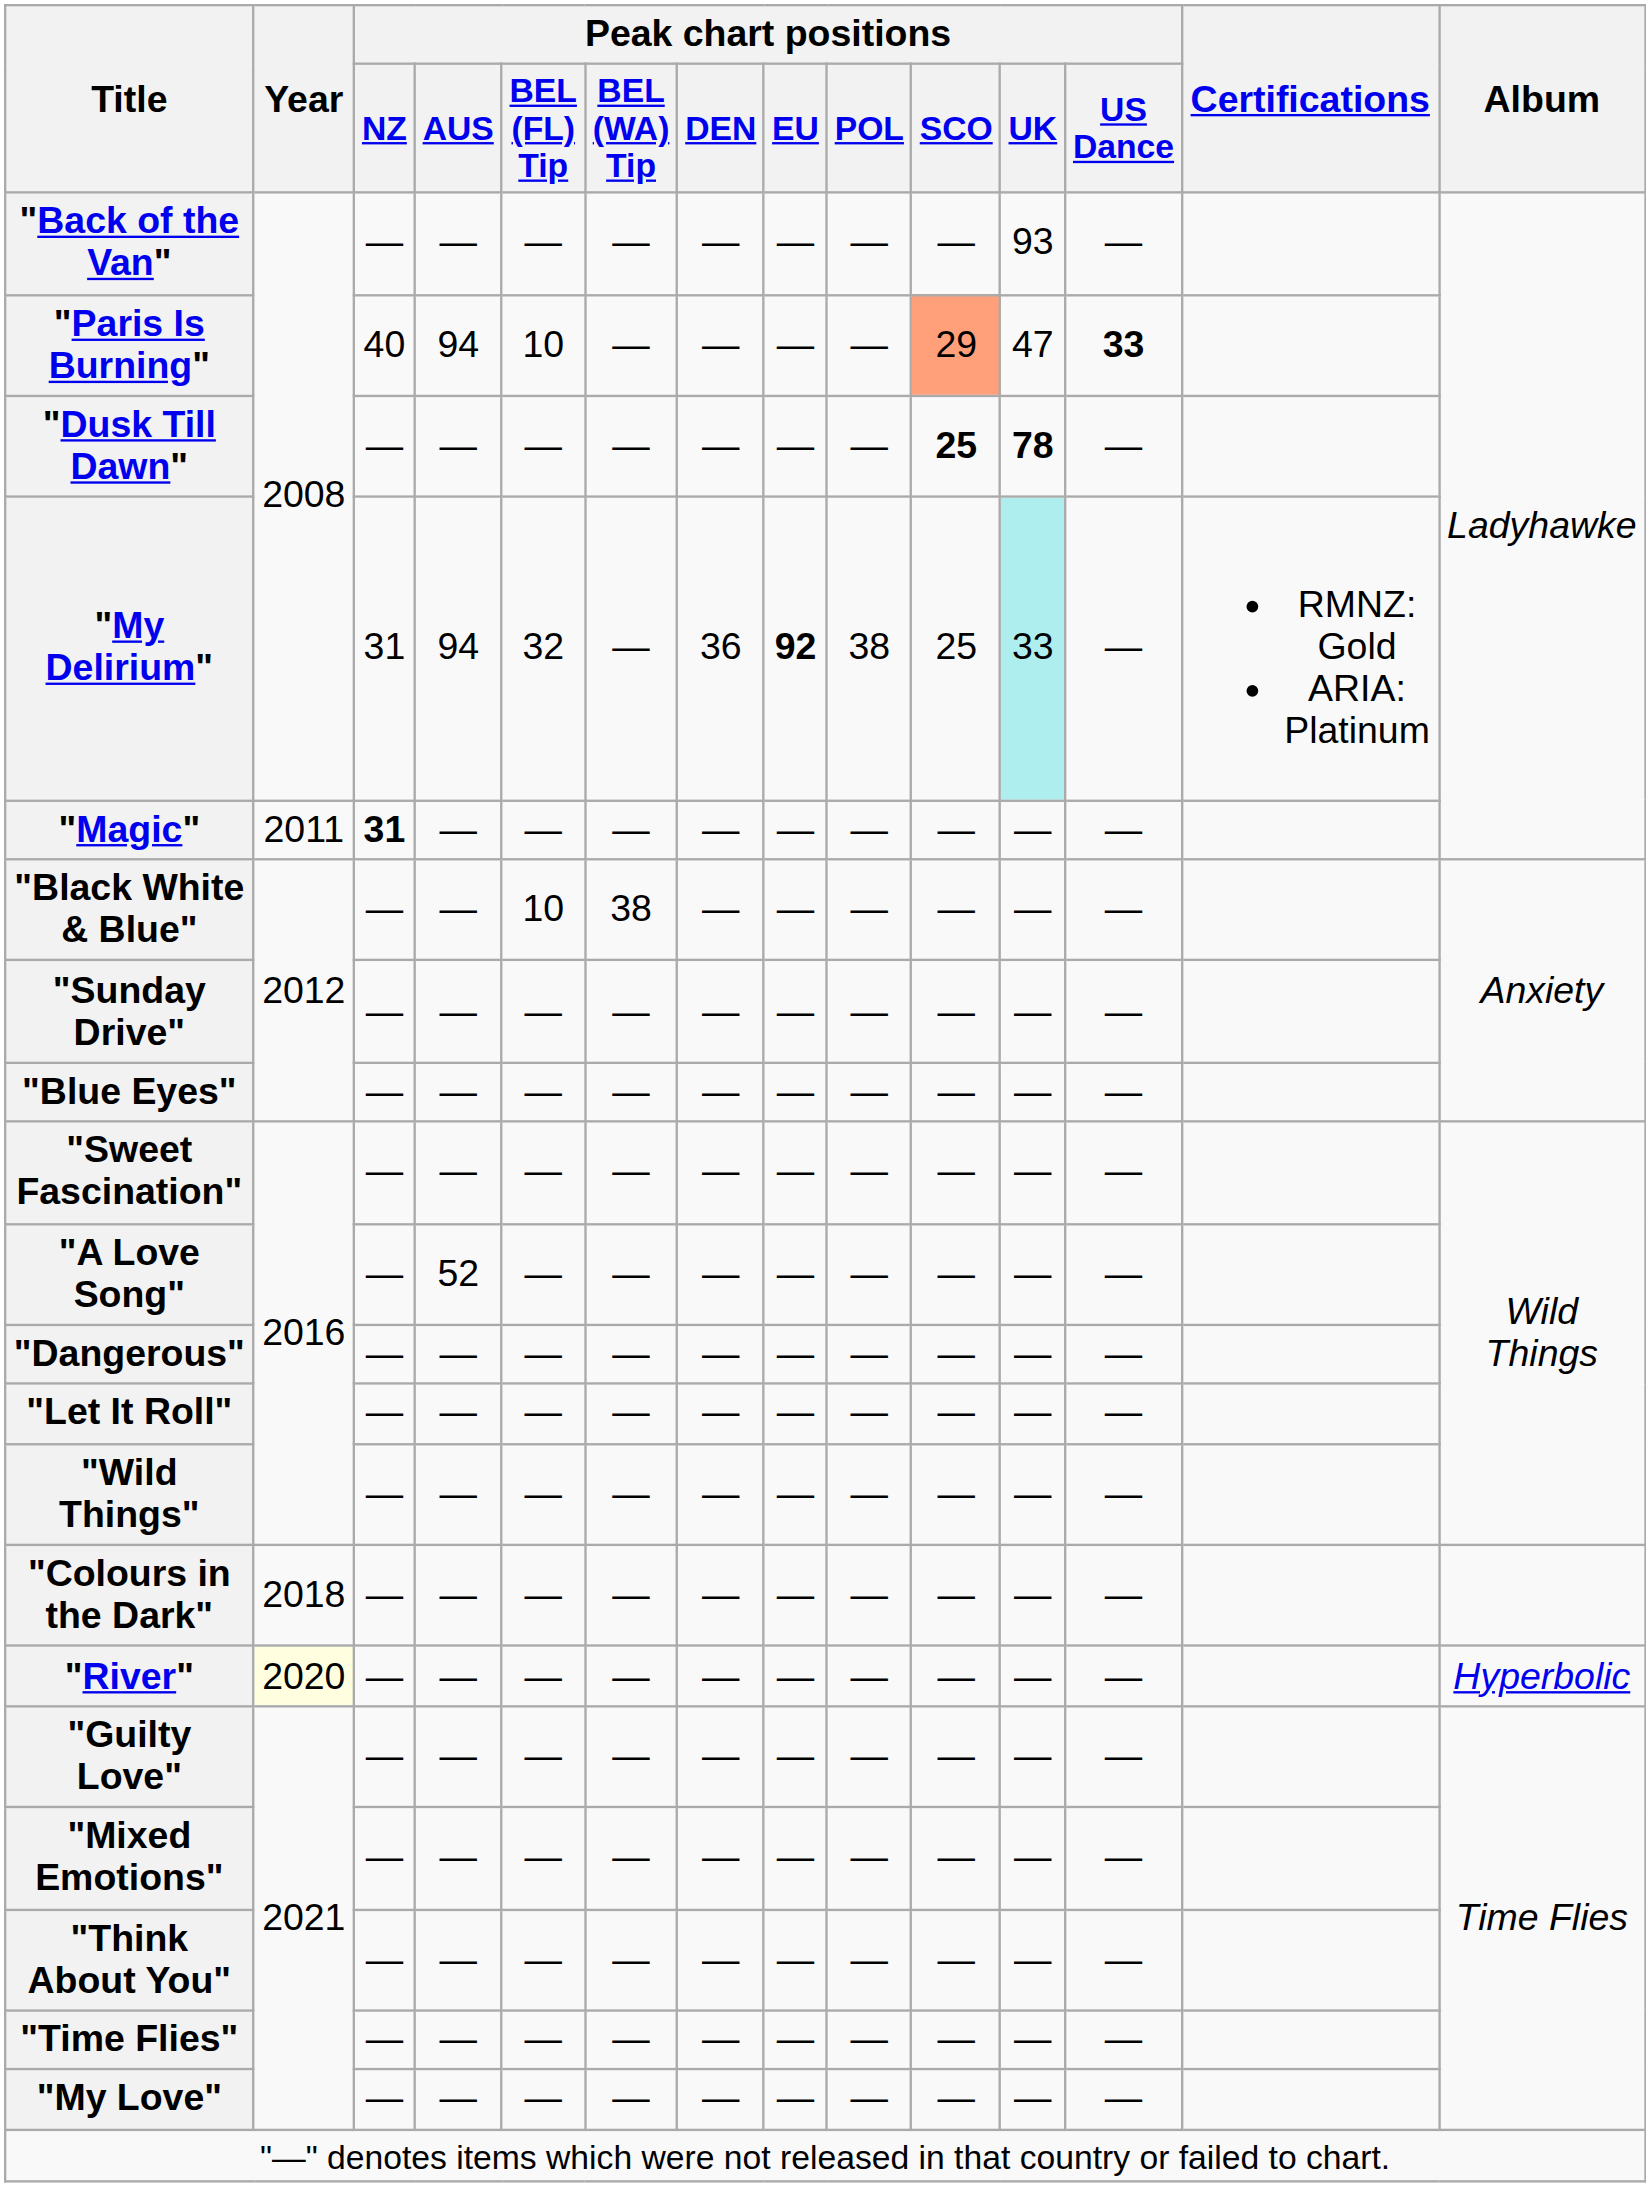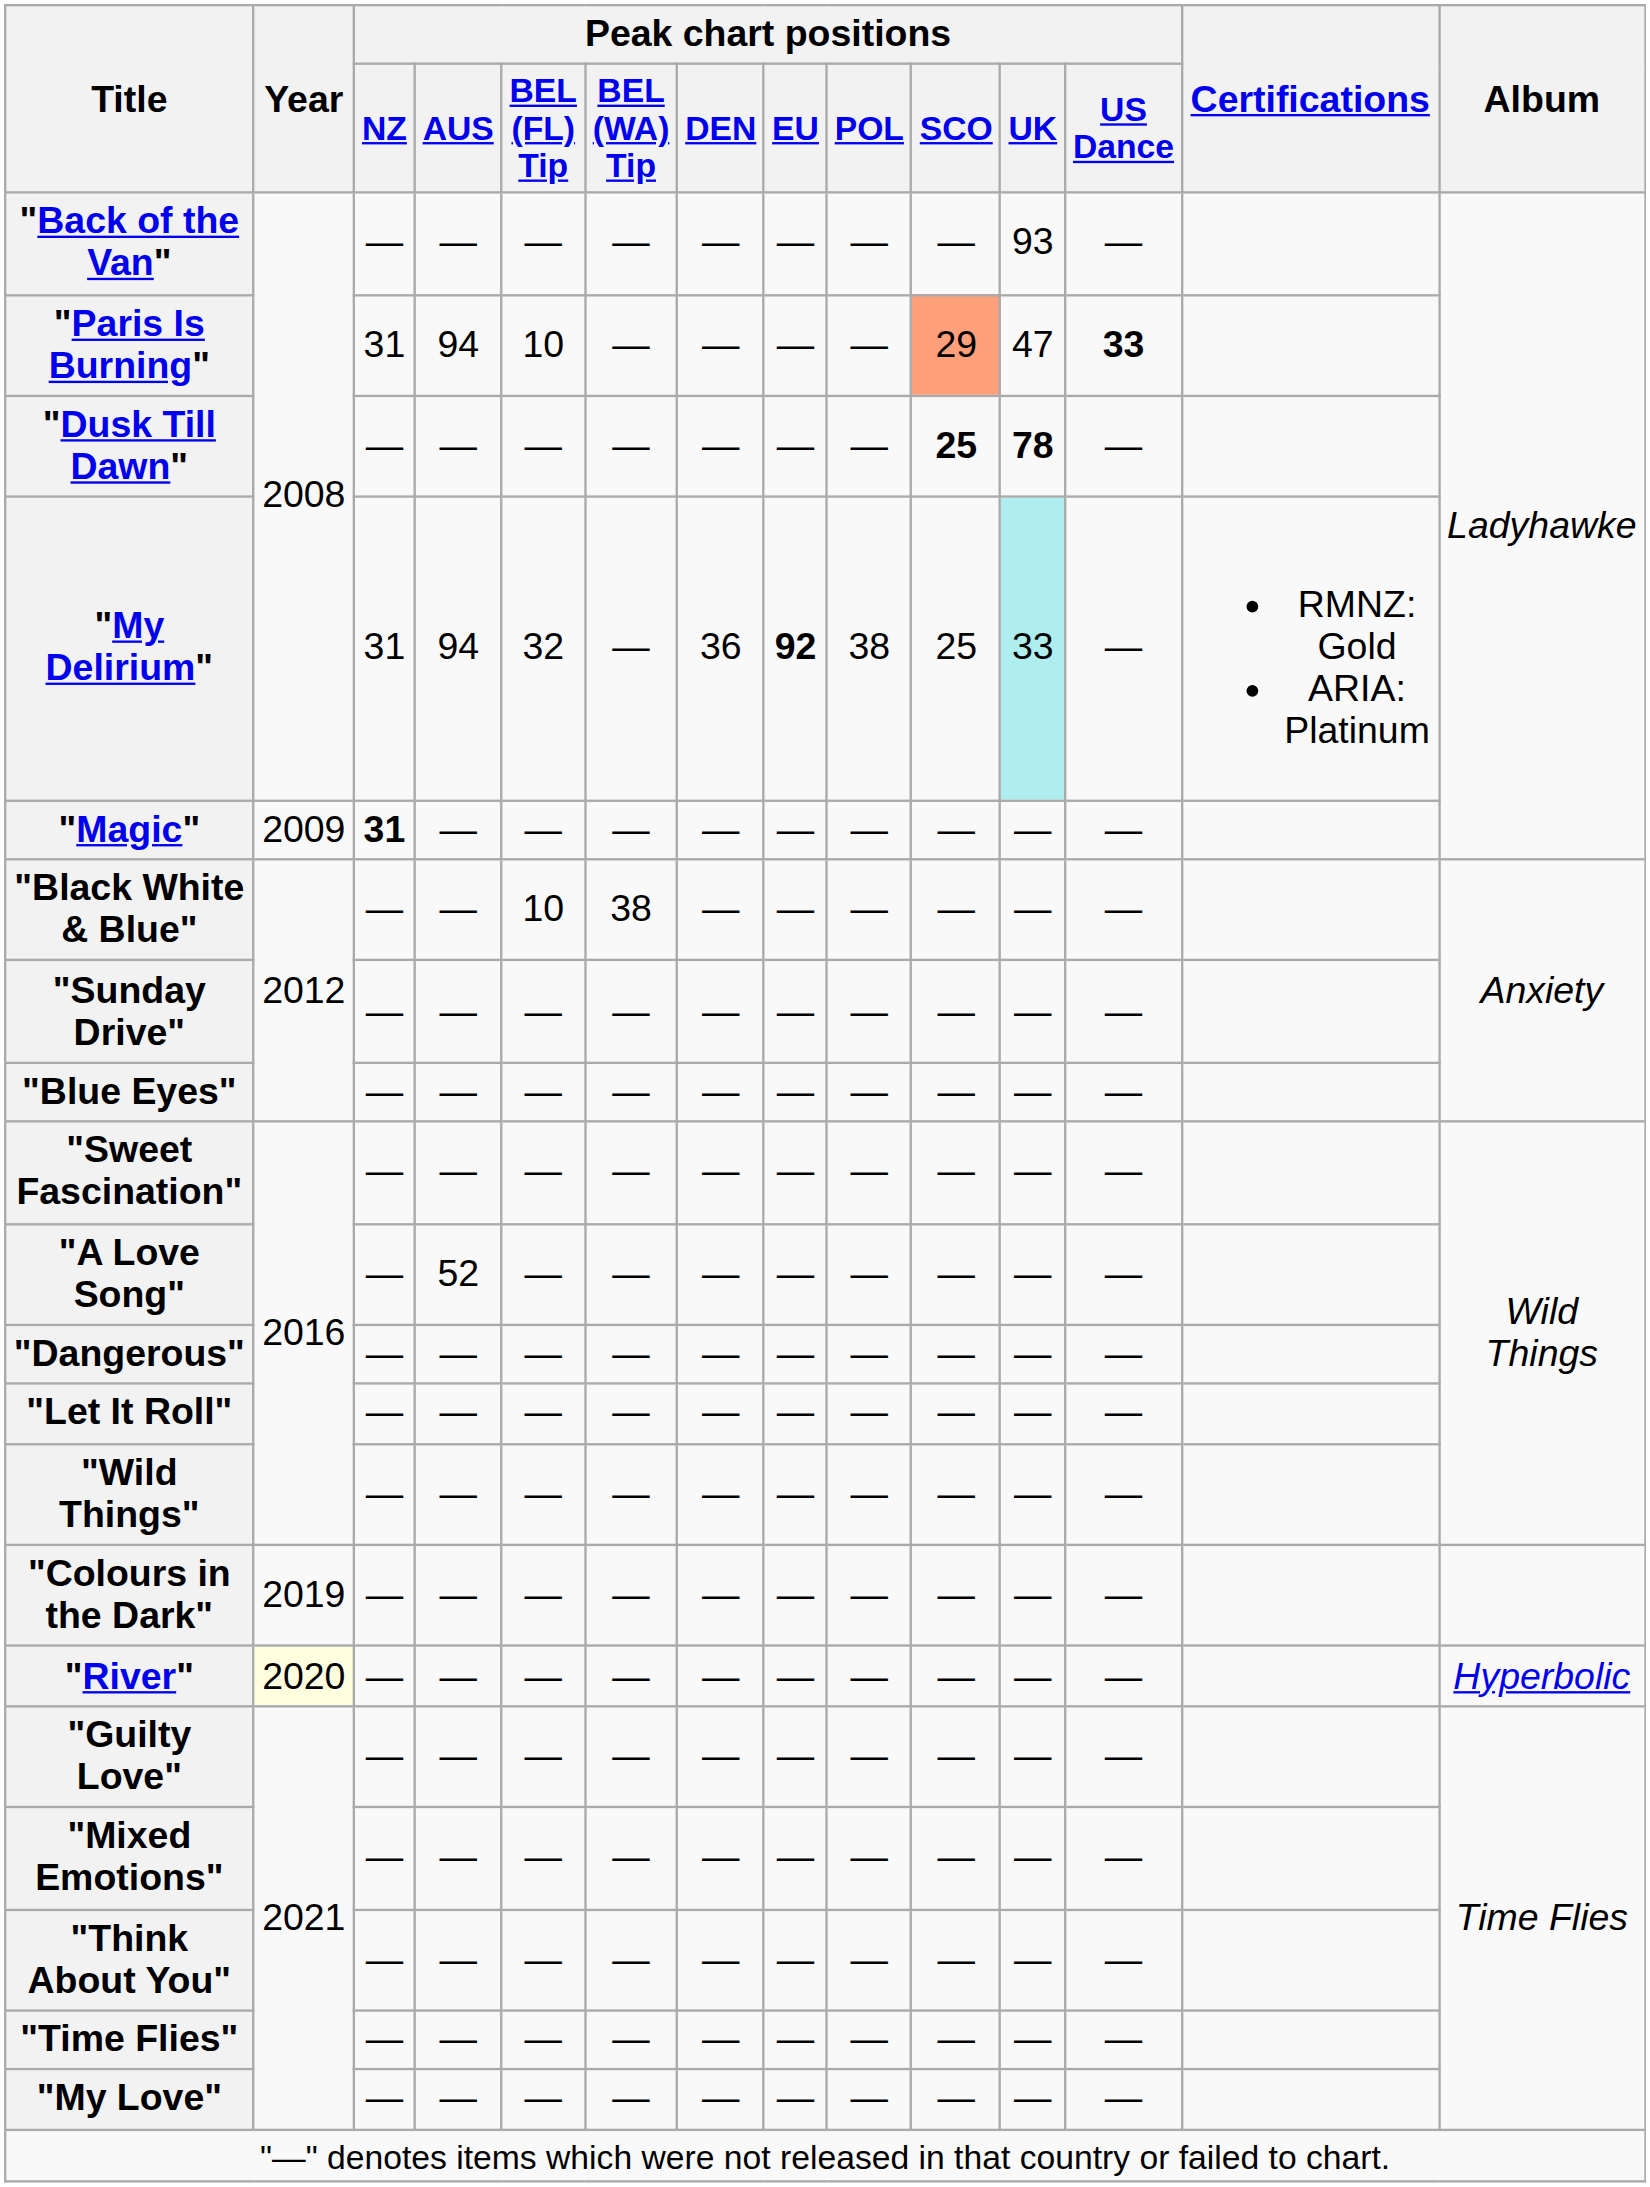(384, 344) 40 -> (384, 344) 31
(304, 828) 2011 -> (304, 828) 2009
(304, 1594) 2018 -> (304, 1594) 2019
